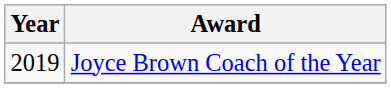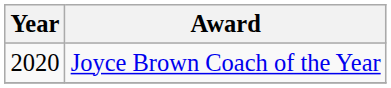(35, 62) 2019 -> (35, 62) 2020
